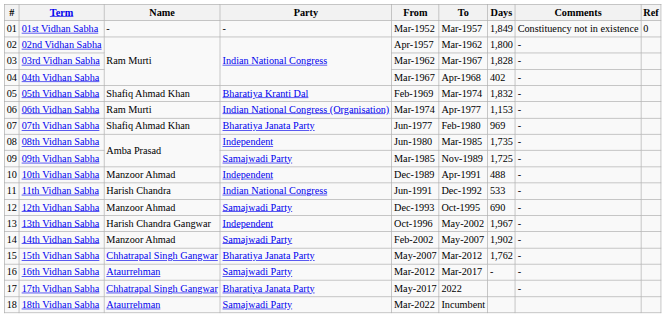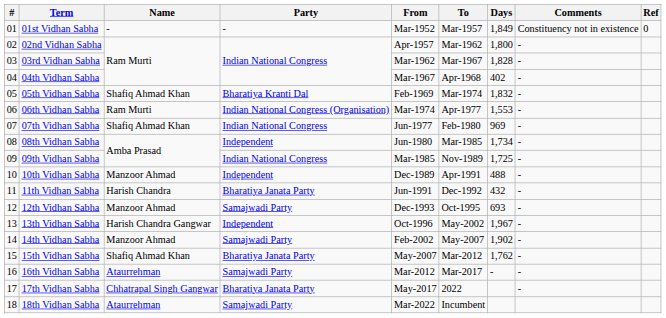(501, 110) 1,153 -> (501, 110) 1,553
(269, 126) Bharatiya Janata Party -> (275, 126) Indian National Congress
(501, 142) 1,735 -> (501, 142) 1,734
(257, 158) Samajwadi Party -> (275, 158) Indian National Congress
(275, 191) Indian National Congress -> (269, 191) Bharatiya Janata Party
(498, 191) 533 -> (498, 191) 432
(498, 207) 690 -> (498, 207) 693
(162, 256) Chhatrapal Singh Gangwar -> (148, 256) Shafiq Ahmad Khan
